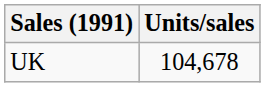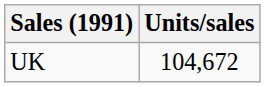(199, 61) 104,678 -> (199, 61) 104,672
